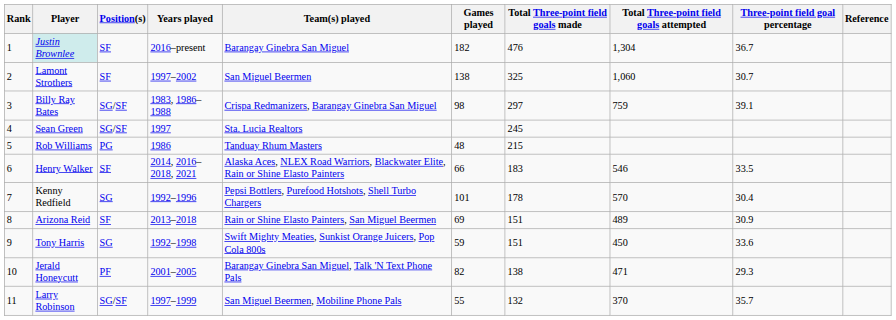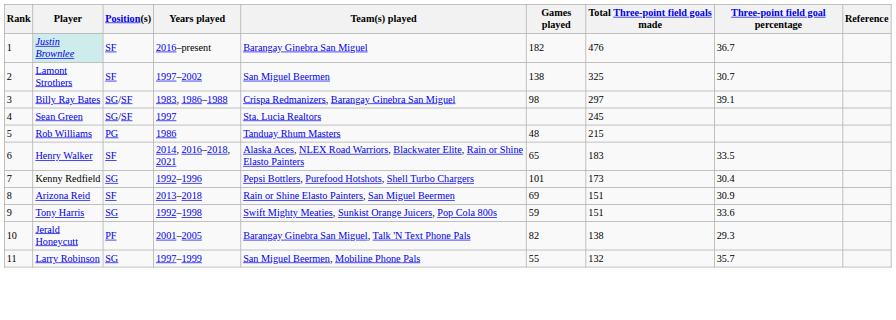- column: (672, 19)
(459, 168) 66 -> (534, 156) 65
(515, 197) 178 -> (596, 179) 173
(113, 301) SG/SF -> (112, 259) SG
